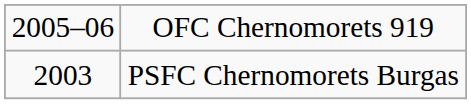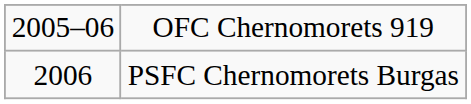(63, 74) 2003 -> (63, 74) 2006
